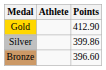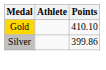(86, 27) 412.90 -> (85, 27) 410.10
- row: (20, 57)
